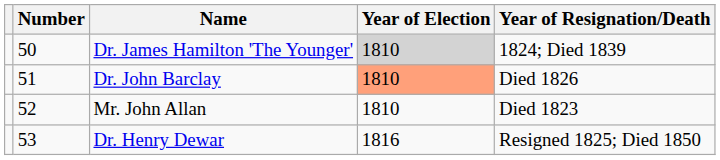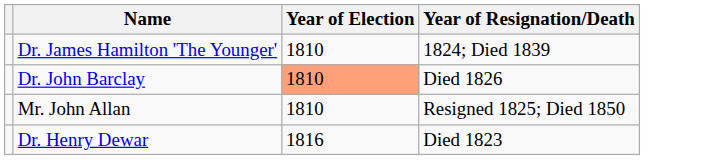- column: (51, 19)
(381, 49) lightgrey background -> (305, 49) no background
(539, 109) Died 1823 -> (524, 109) Resigned 1825; Died 1850
(600, 139) Resigned 1825; Died 1850 -> (463, 139) Died 1823
